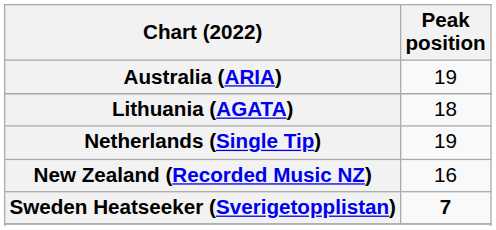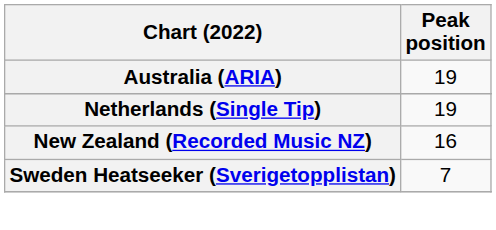- row: (203, 109)
(446, 207) bold -> (446, 175) normal
